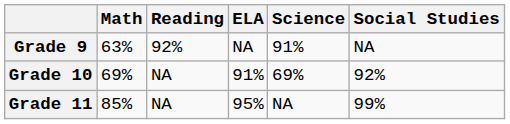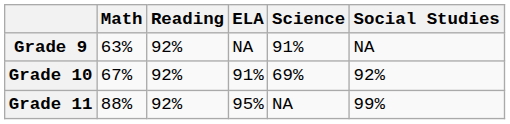(116, 76) 69% -> (116, 76) 67%
(161, 76) NA -> (167, 76) 92%
(116, 104) 85% -> (116, 104) 88%
(161, 104) NA -> (167, 104) 92%
